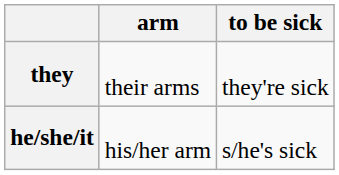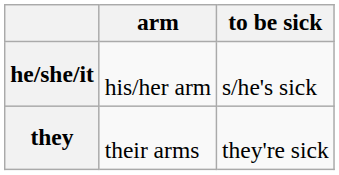rows swapped: (52, 73) <-> (52, 137)
